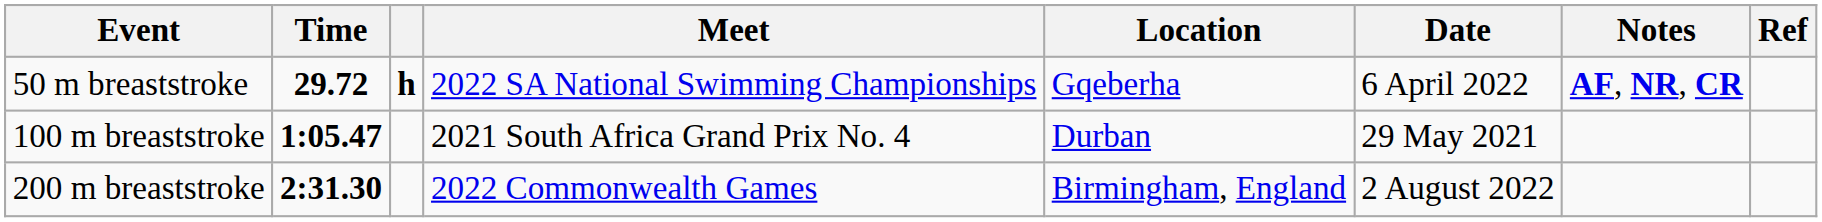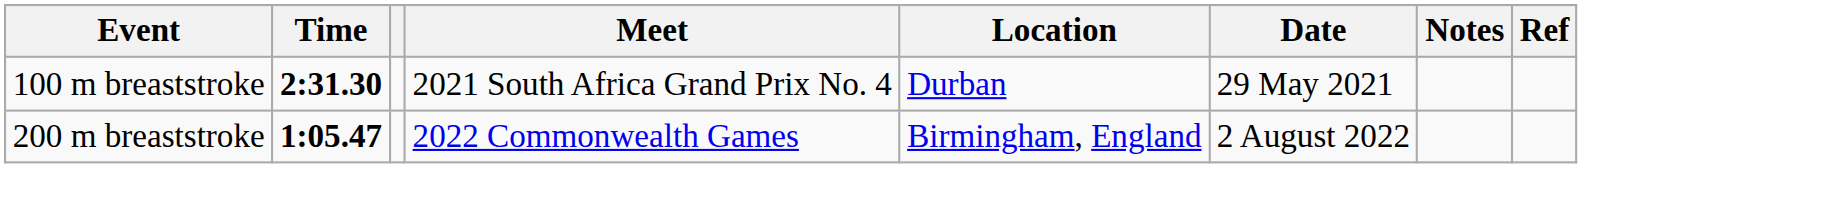- row: (130, 83)
(331, 135) 1:05.47 -> (331, 83) 2:31.30
(331, 188) 2:31.30 -> (331, 135) 1:05.47
